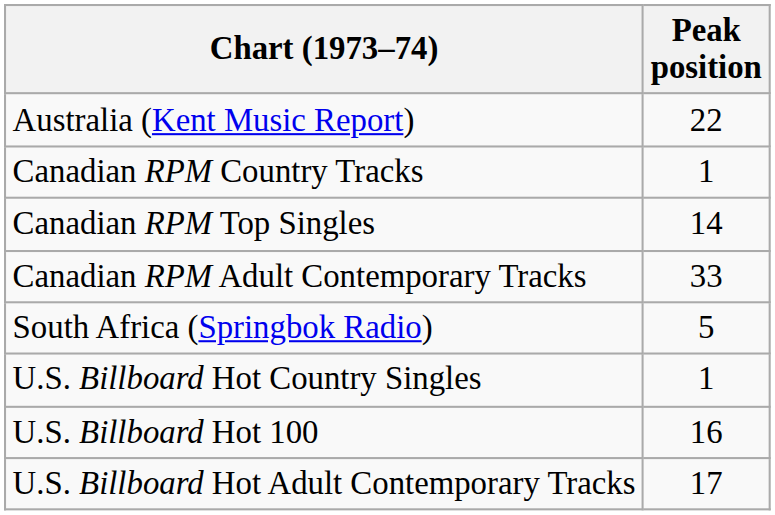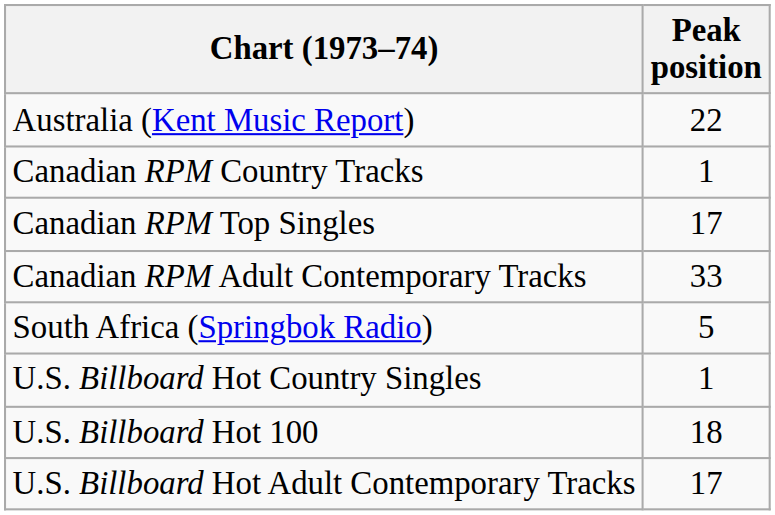(706, 223) 14 -> (706, 223) 17
(706, 431) 16 -> (706, 431) 18
